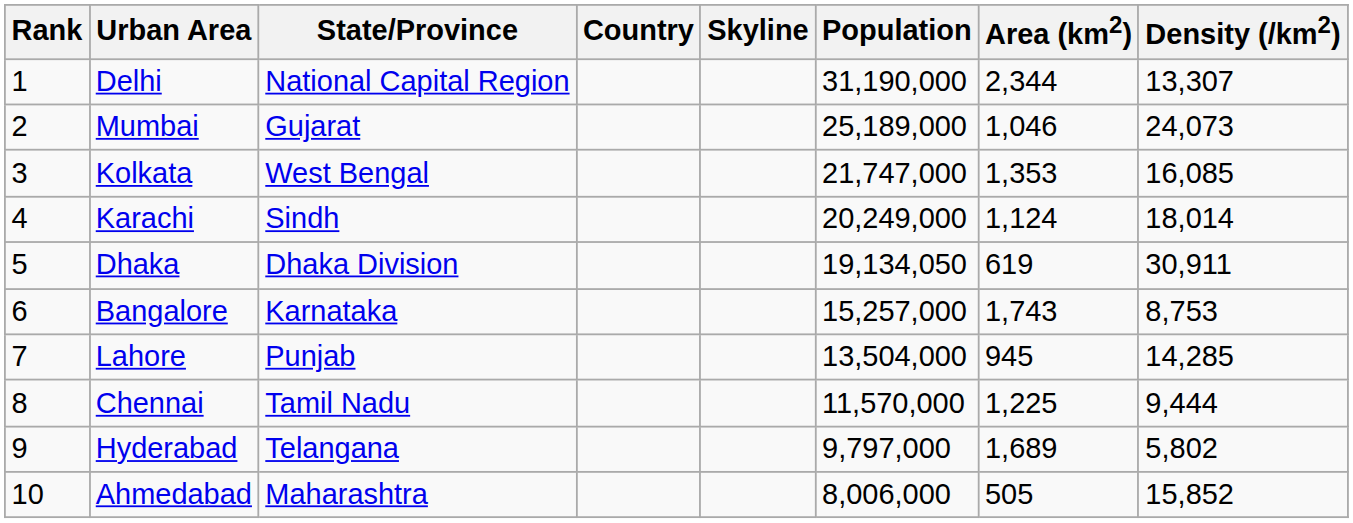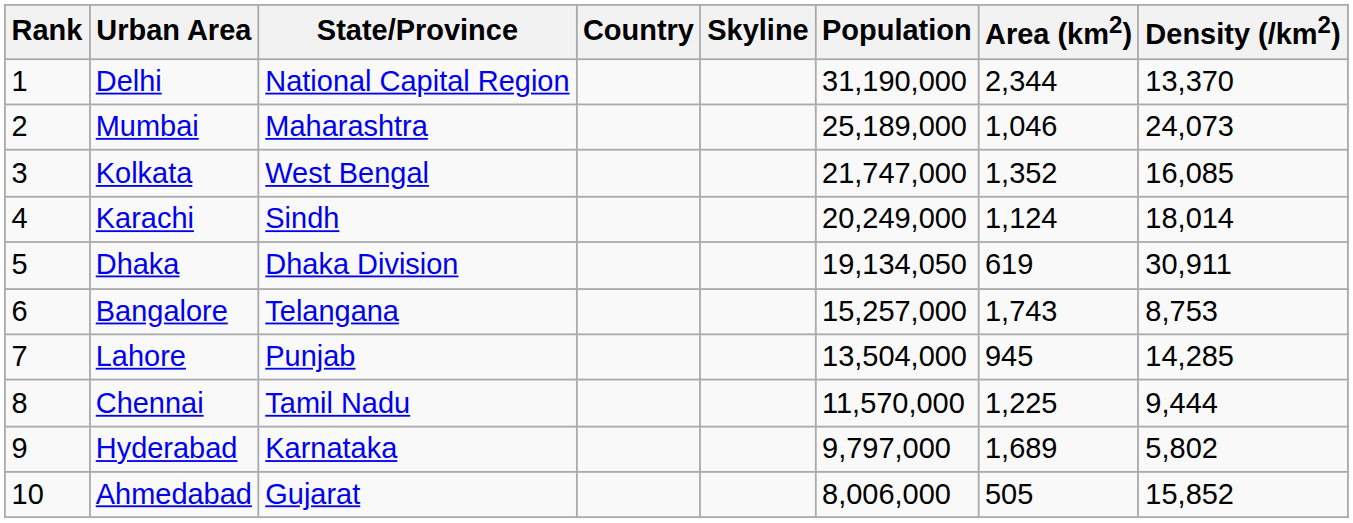(1190, 81) 13,307 -> (1190, 81) 13,370
(313, 127) Gujarat -> (347, 127) Maharashtra
(1021, 173) 1,353 -> (1021, 173) 1,352
(331, 310) Karnataka -> (332, 310) Telangana
(332, 448) Telangana -> (331, 448) Karnataka
(347, 494) Maharashtra -> (313, 494) Gujarat
